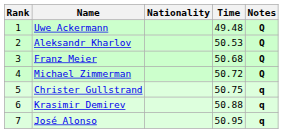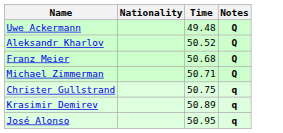- column: (18, 12)
(229, 43) 50.53 -> (201, 43) 50.52
(229, 74) 50.72 -> (201, 74) 50.71
(229, 105) 50.88 -> (201, 105) 50.89
